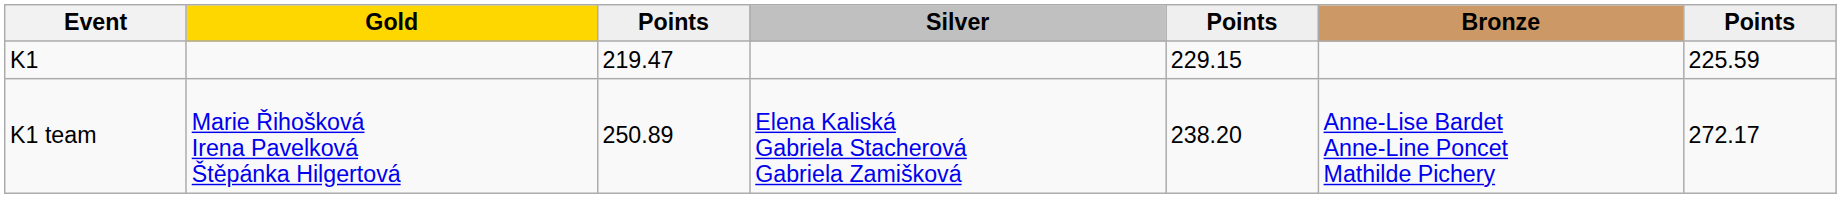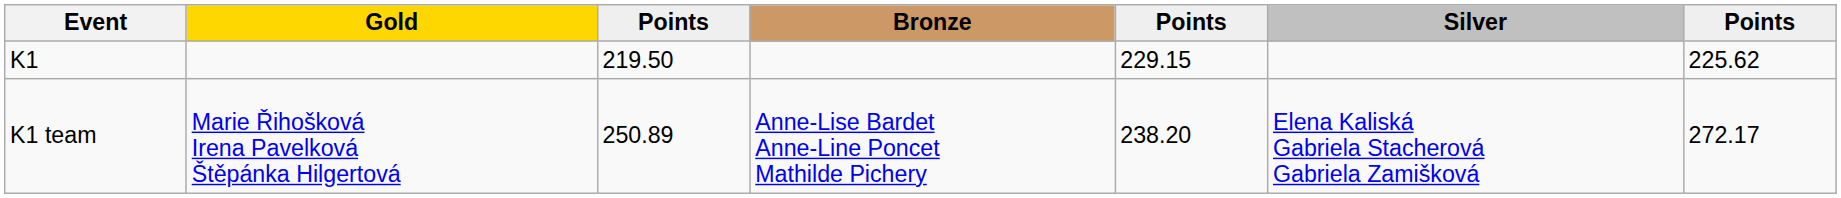columns swapped: (958, 22) <-> (1501, 22)
(638, 59) 219.47 -> (638, 59) 219.50
(1724, 59) 225.59 -> (1724, 59) 225.62
